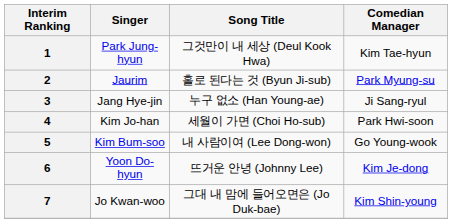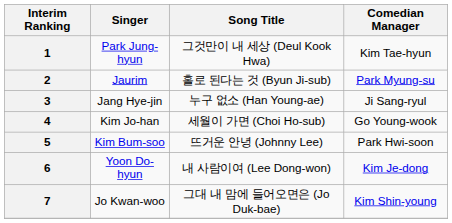(396, 121) Park Hwi-soon -> (396, 121) Go Young-wook
(256, 142) 내 사람이여 (Lee Dong-won) -> (256, 142) 뜨거운 안녕 (Johnny Lee)
(396, 142) Go Young-wook -> (396, 142) Park Hwi-soon
(256, 168) 뜨거운 안녕 (Johnny Lee) -> (256, 168) 내 사람이여 (Lee Dong-won)
